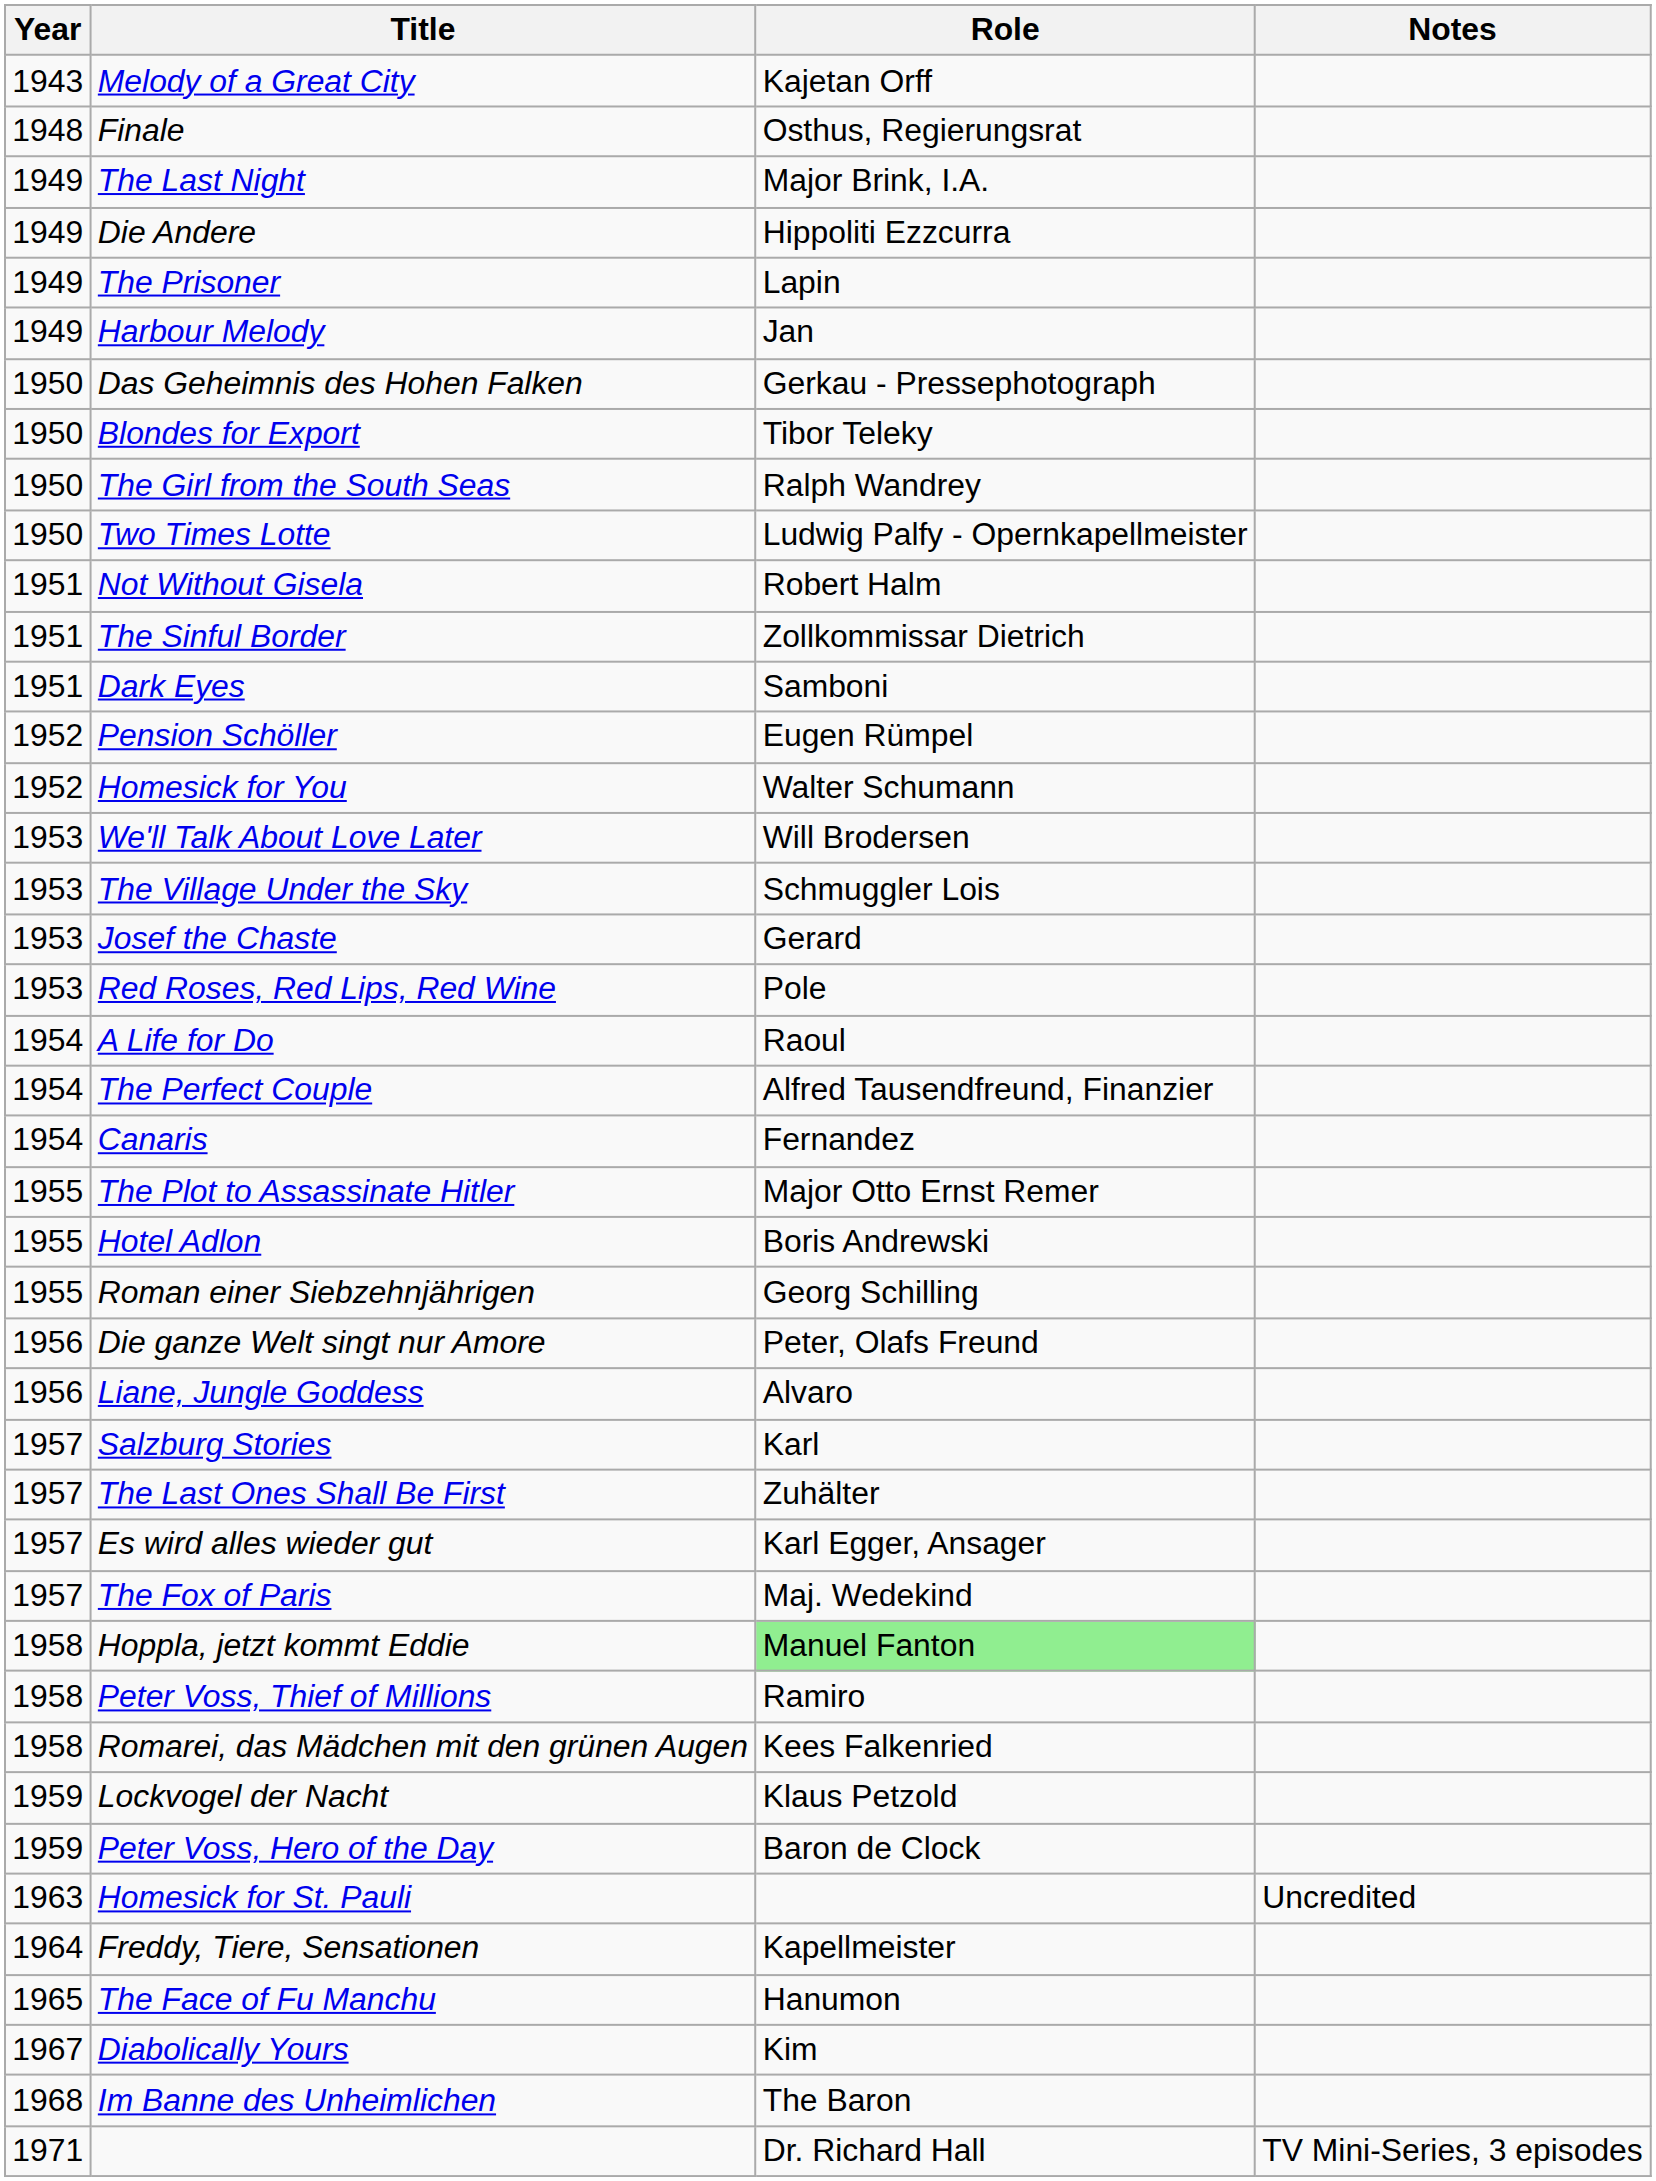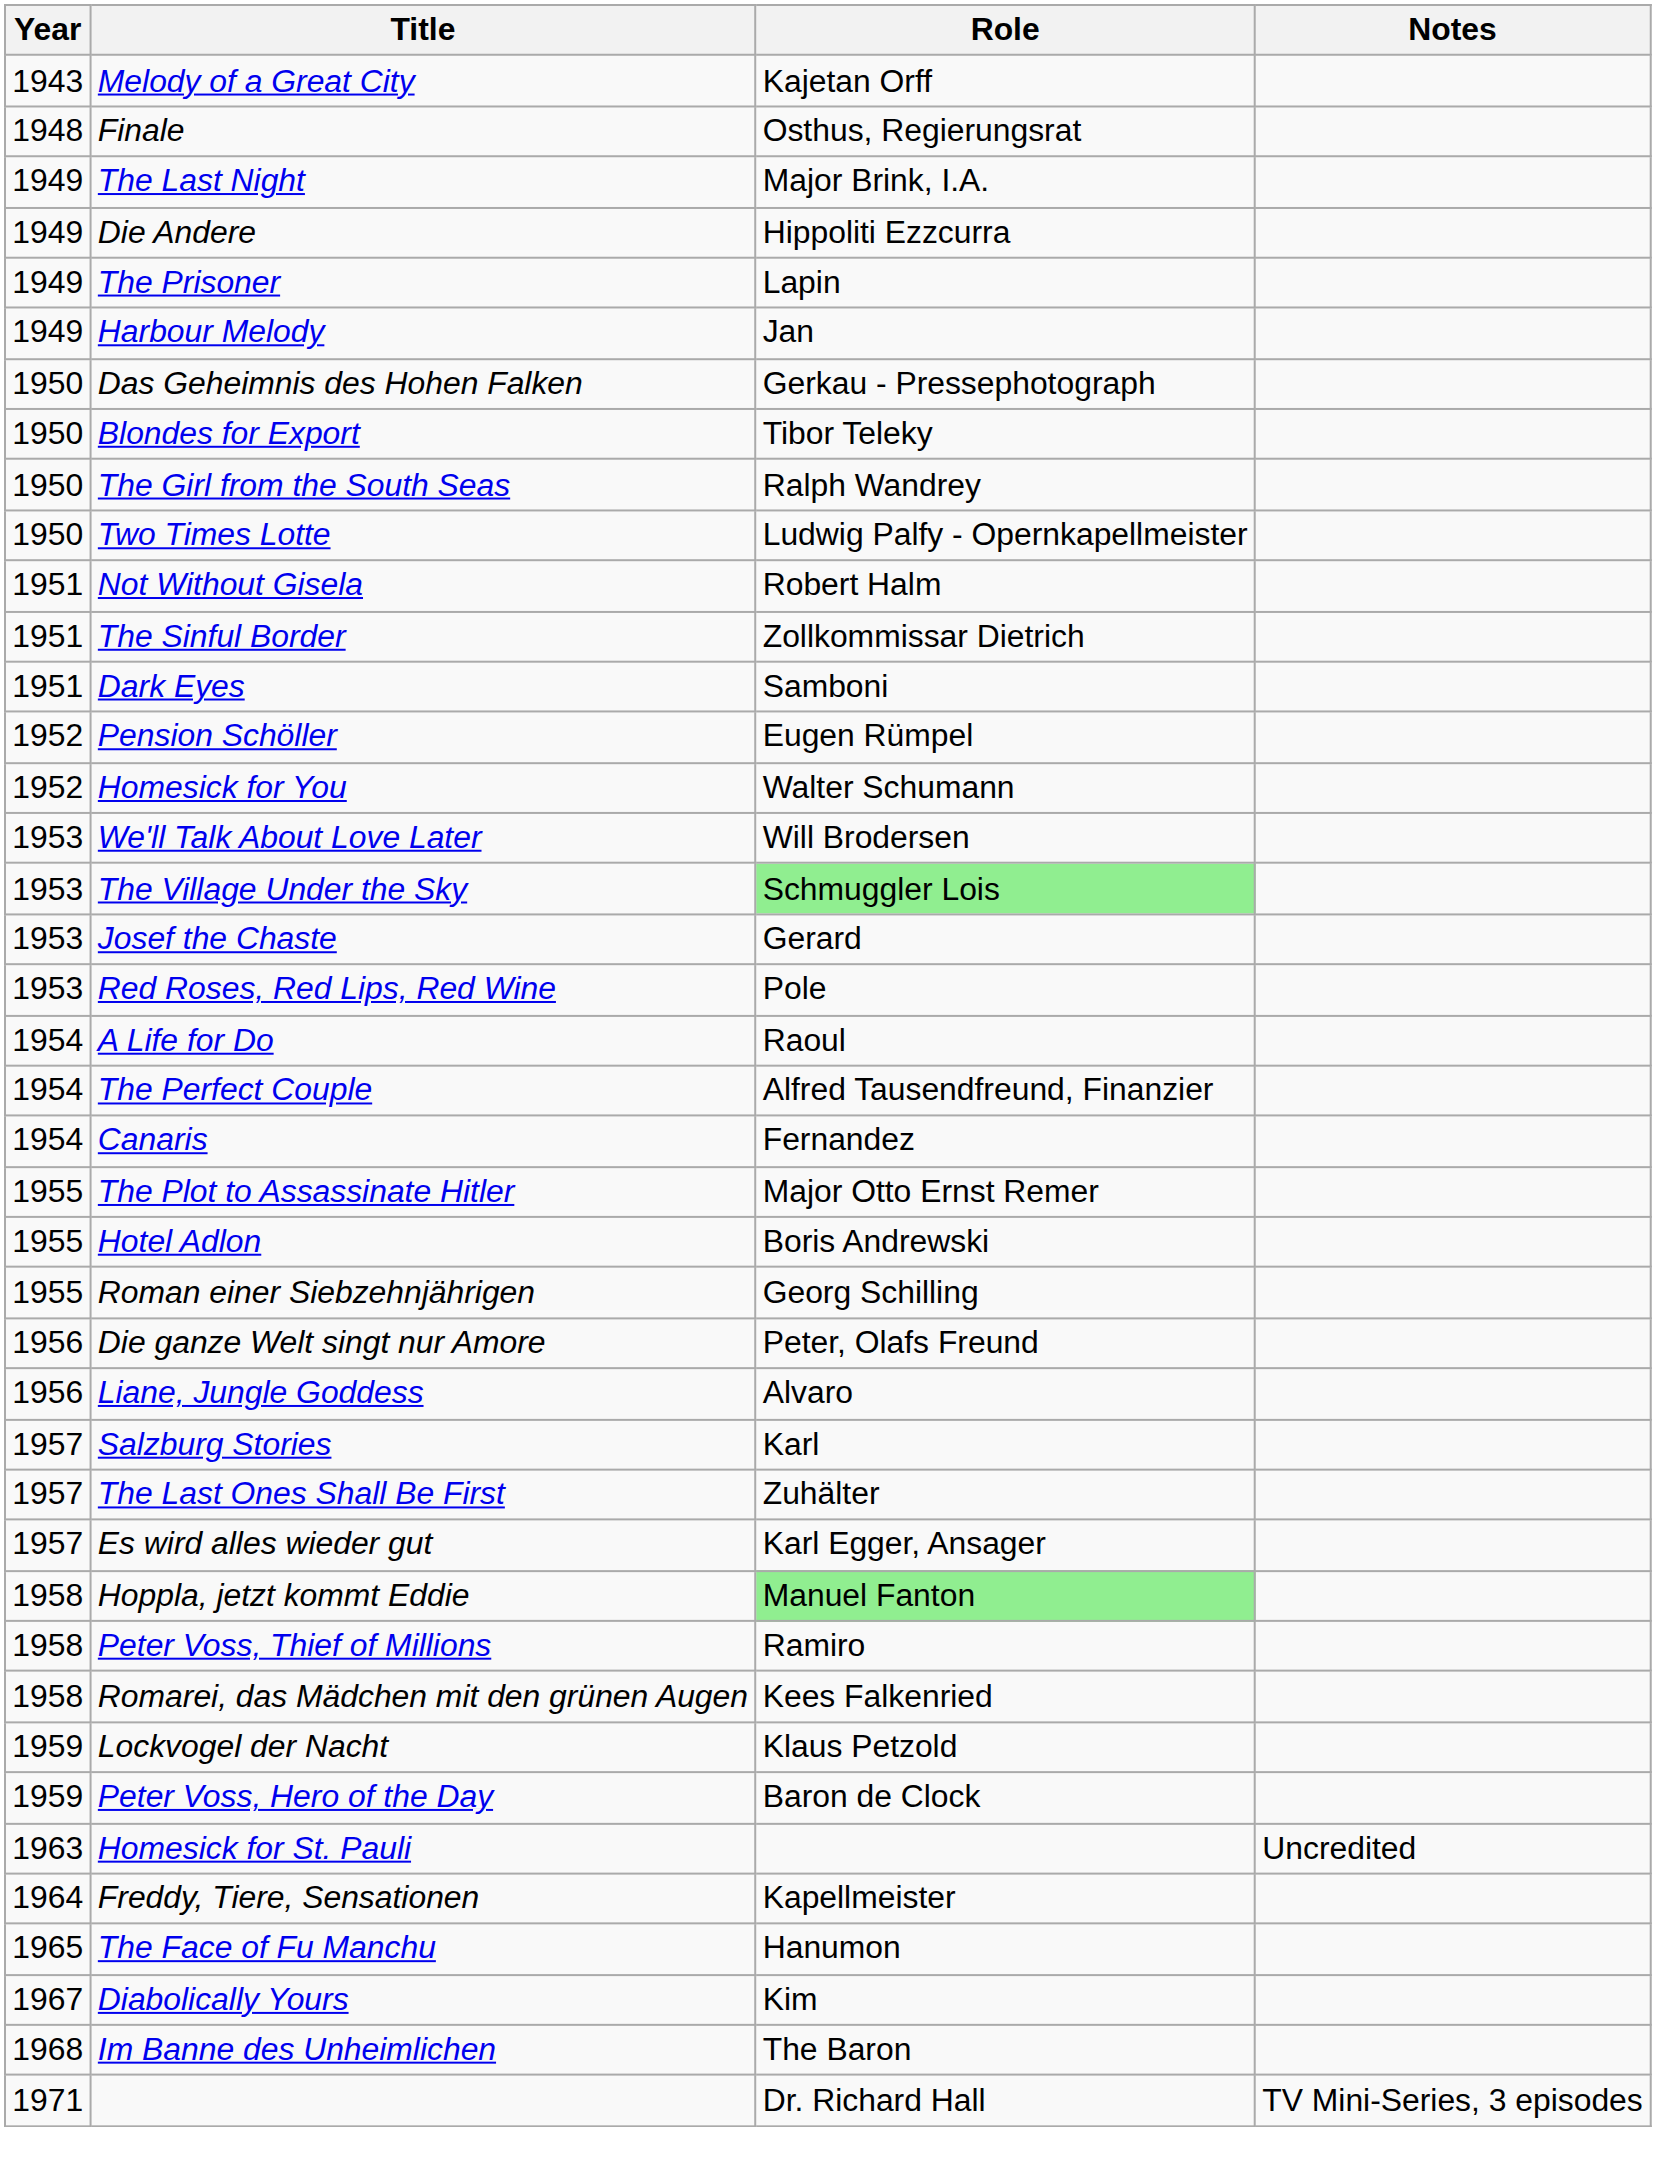(881, 888) no background -> (881, 888) lightgreen background
- row: (215, 1595)
